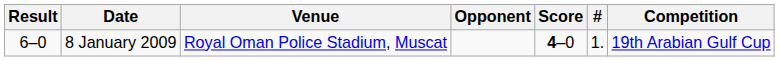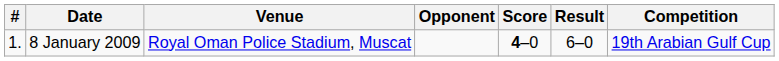columns swapped: (597, 17) <-> (33, 17)
